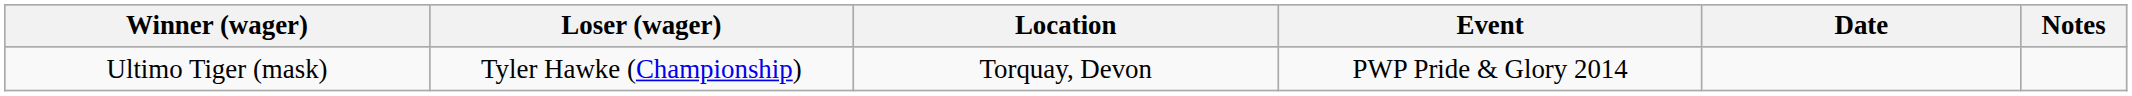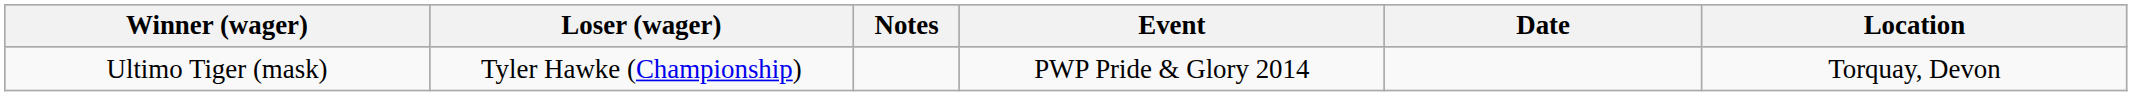columns swapped: (1066, 25) <-> (2074, 25)
